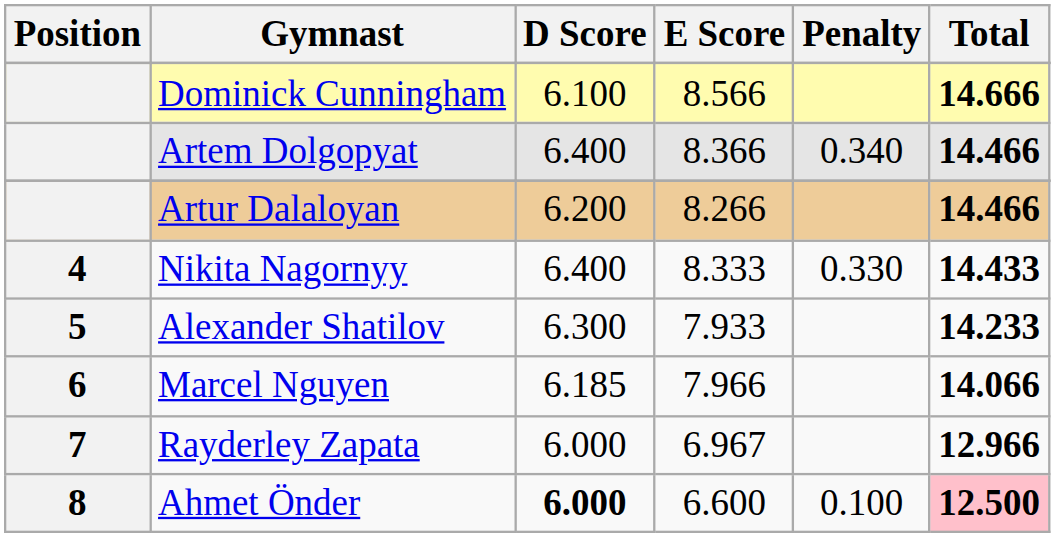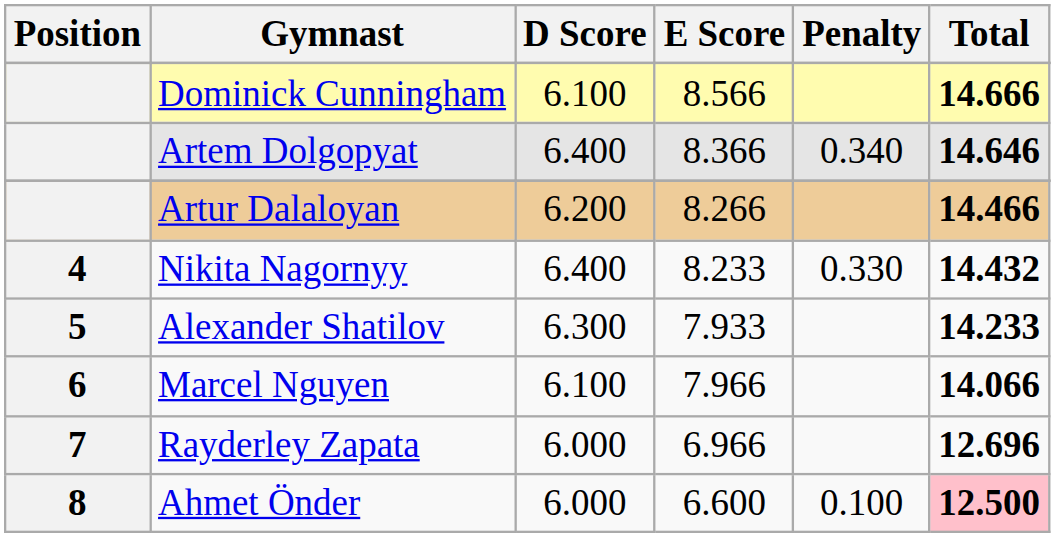(989, 151) 14.466 -> (989, 151) 14.646
(724, 268) 8.333 -> (724, 268) 8.233
(989, 268) 14.433 -> (989, 268) 14.432
(585, 385) 6.185 -> (585, 385) 6.100
(724, 444) 6.967 -> (724, 444) 6.966
(989, 444) 12.966 -> (989, 444) 12.696
(585, 502) bold -> (585, 502) normal
